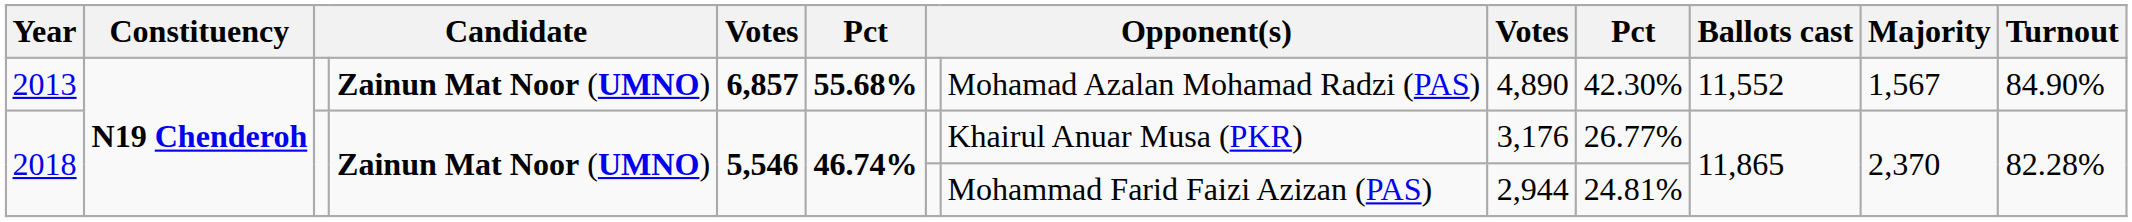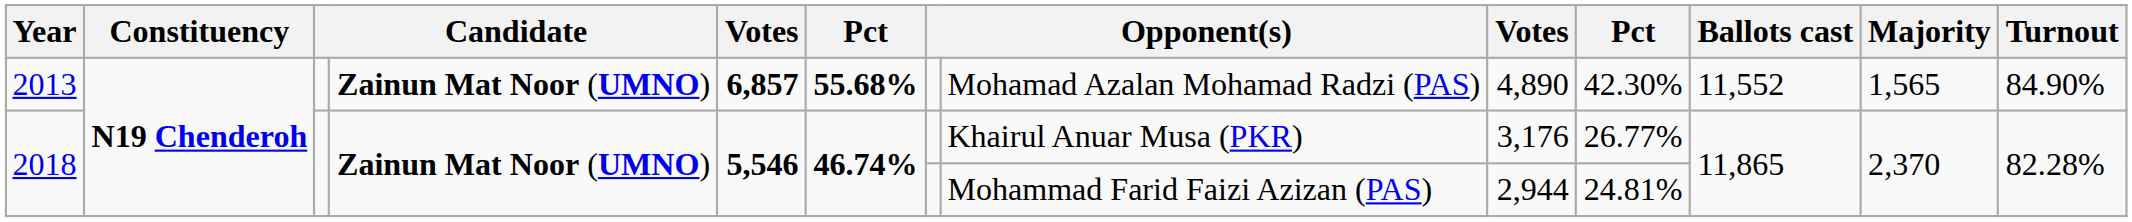(1904, 83) 1,567 -> (1904, 83) 1,565
